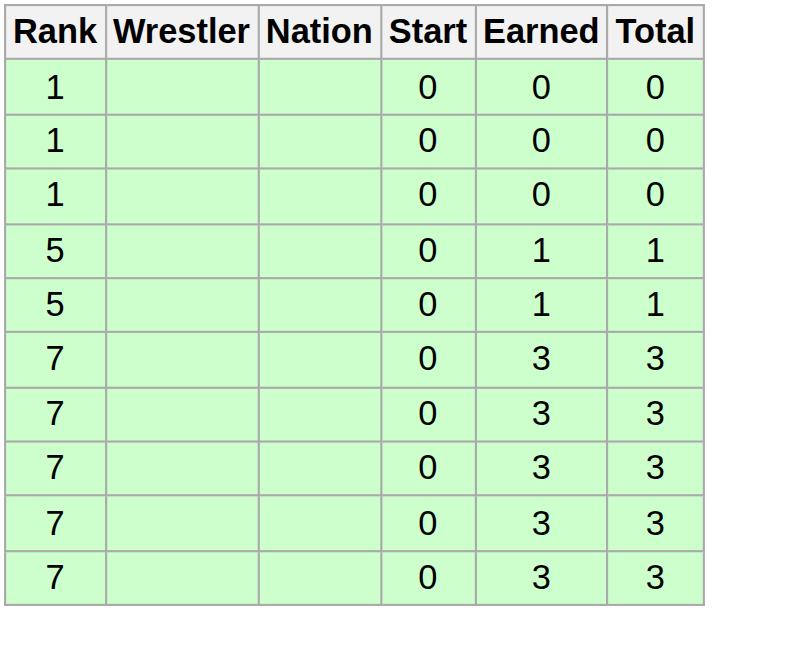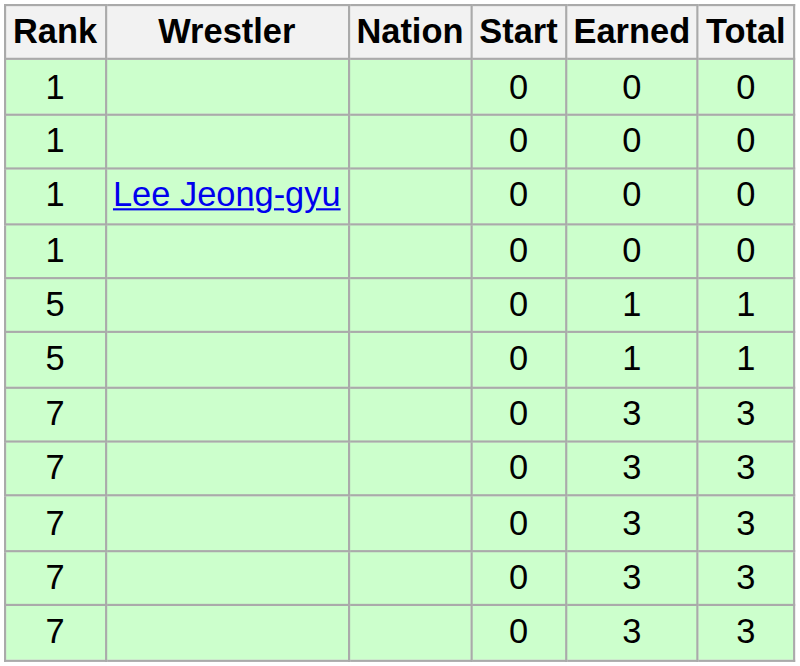+ row: (55, 195)
